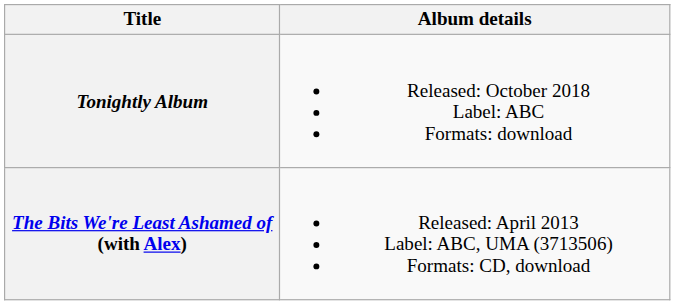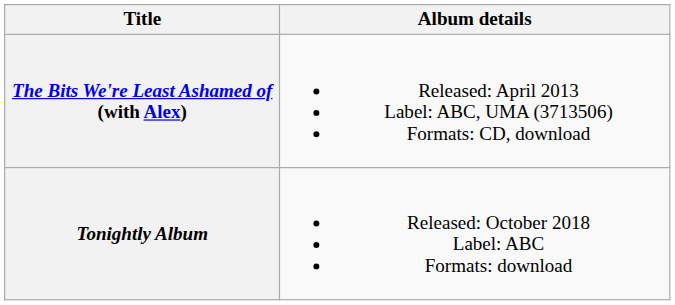rows swapped: (142, 233) <-> (142, 100)
